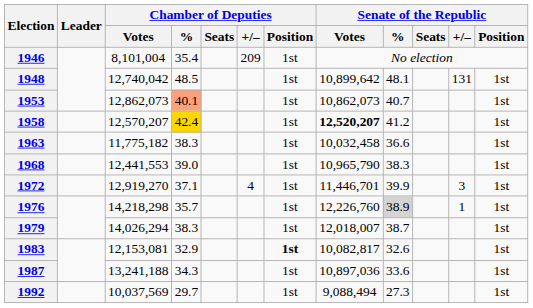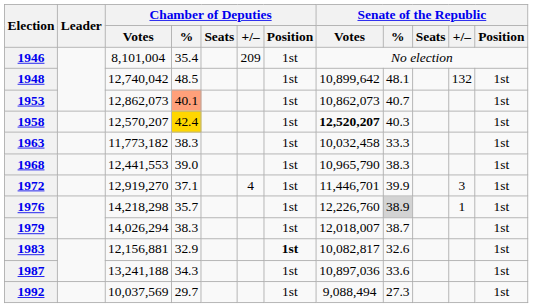(462, 79) 131 -> (462, 79) 132
(398, 121) 41.2 -> (398, 121) 40.3
(138, 143) 11,775,182 -> (138, 143) 11,773,182
(398, 143) 36.6 -> (398, 143) 33.3
(138, 249) 12,153,081 -> (138, 249) 12,156,881
